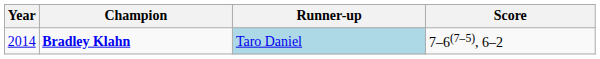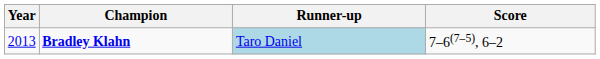(22, 41) 2014 -> (22, 41) 2013
